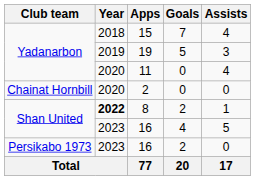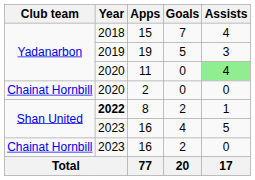(226, 71) no background -> (226, 71) lightgreen background
(50, 147) Persikabo 1973 -> (50, 147) Chainat Hornbill
